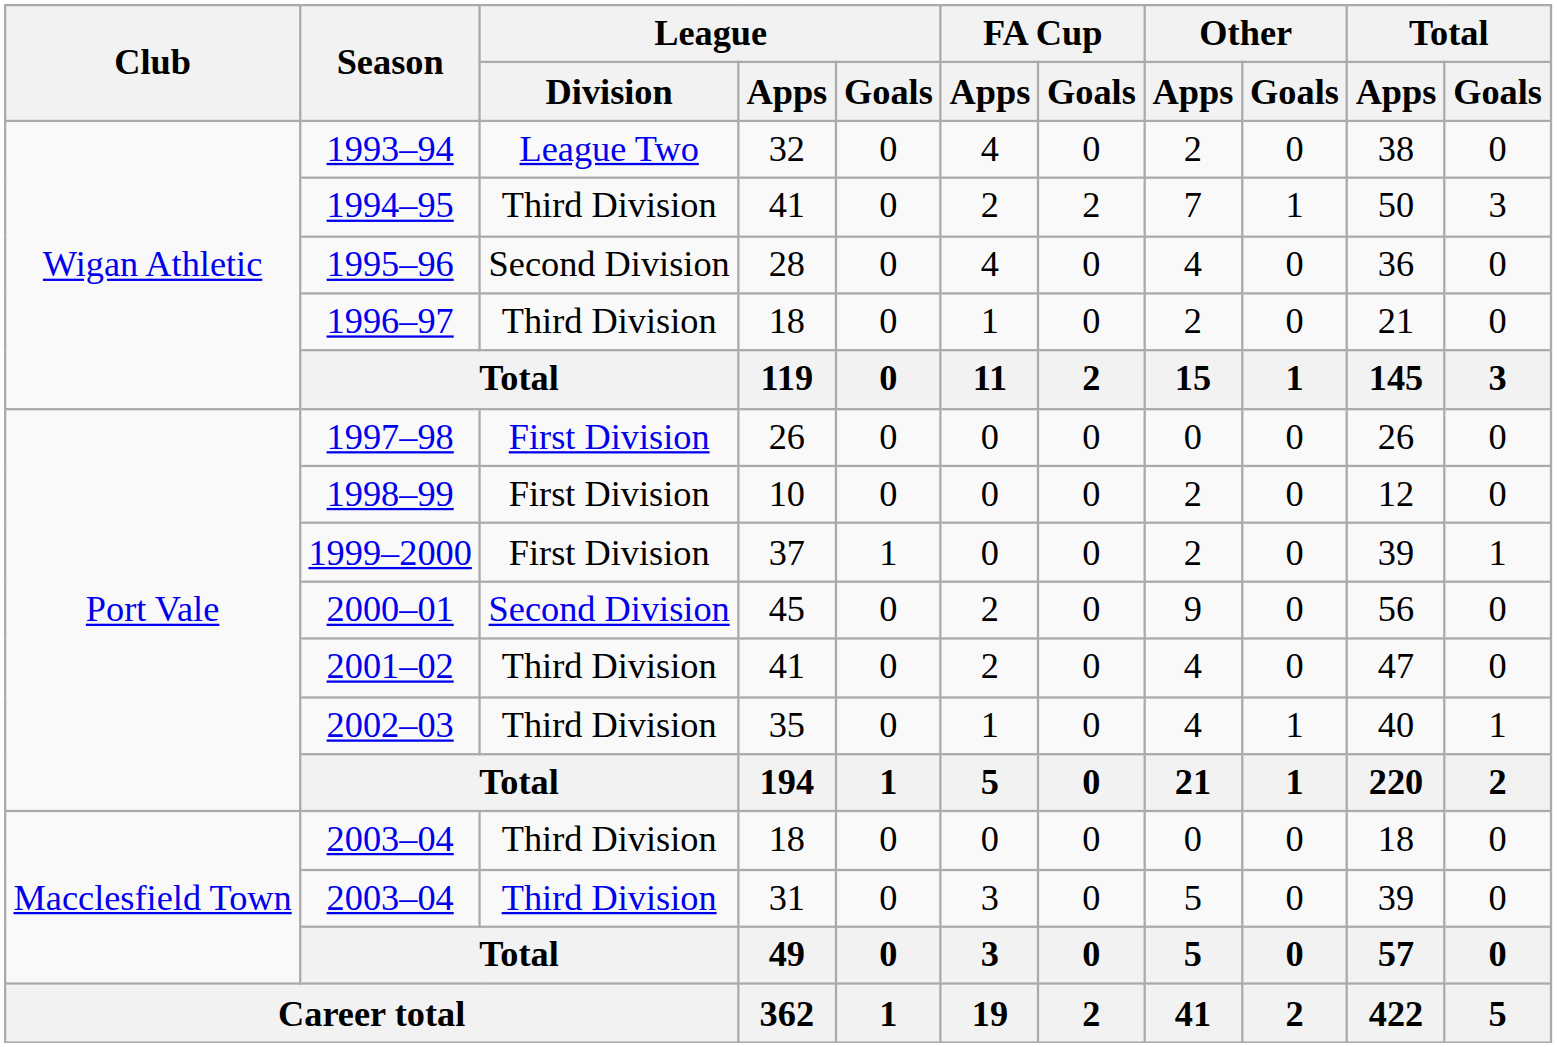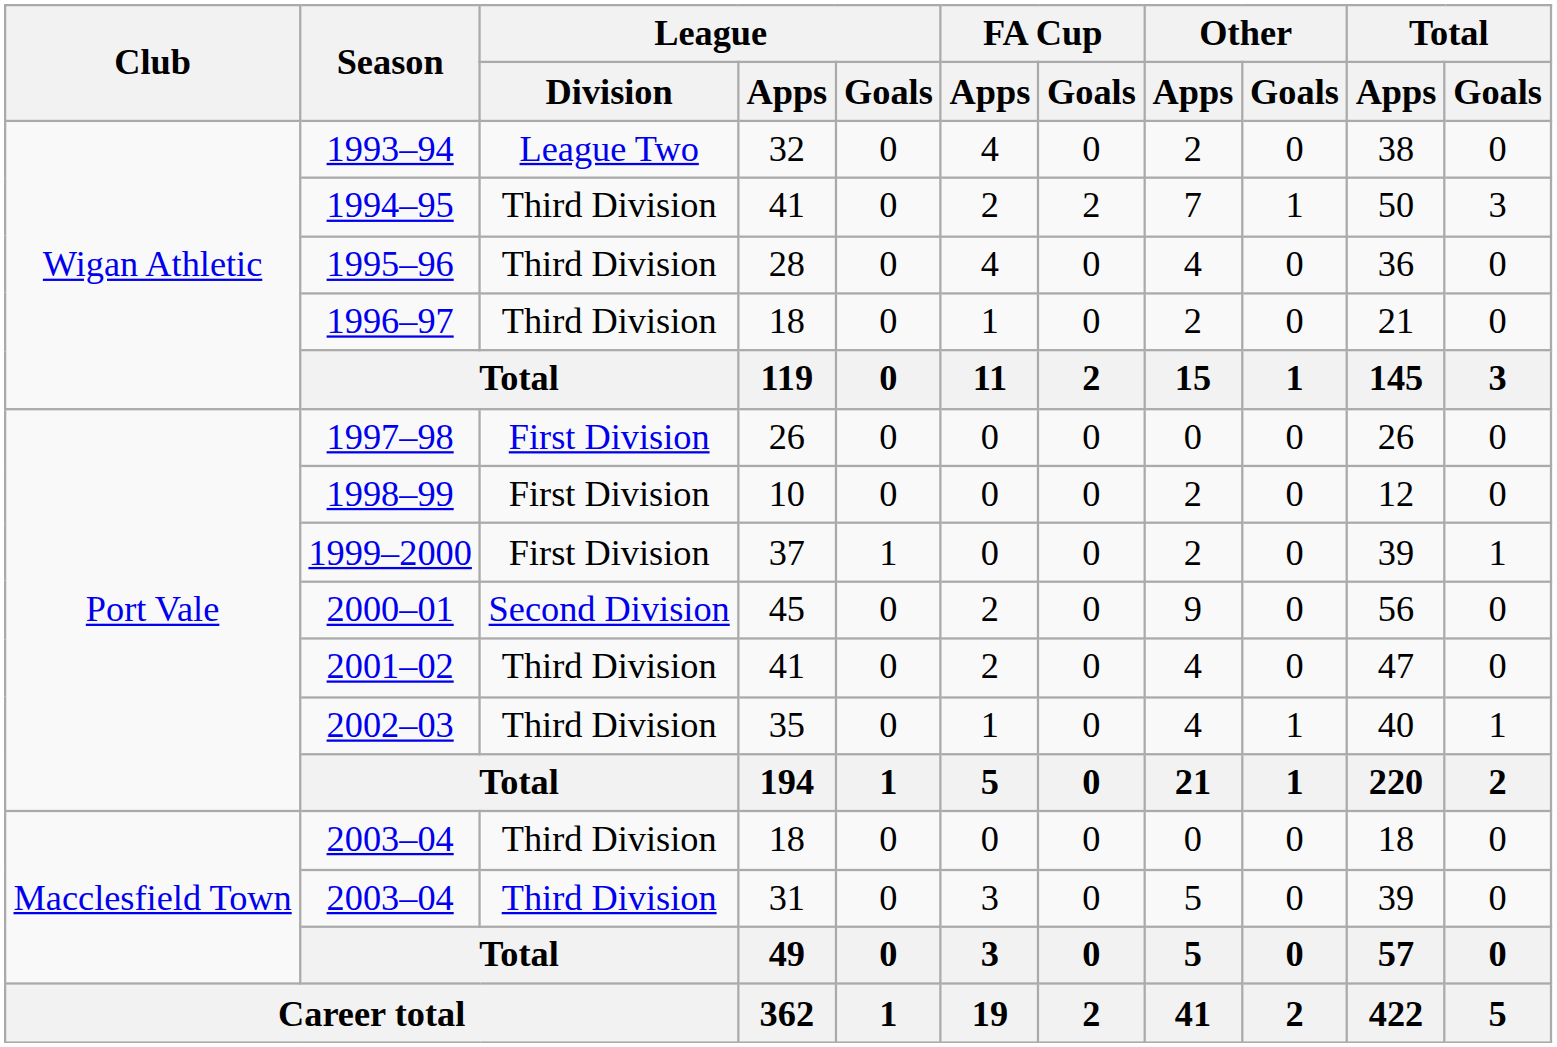(609, 263) Second Division -> (609, 263) Third Division
